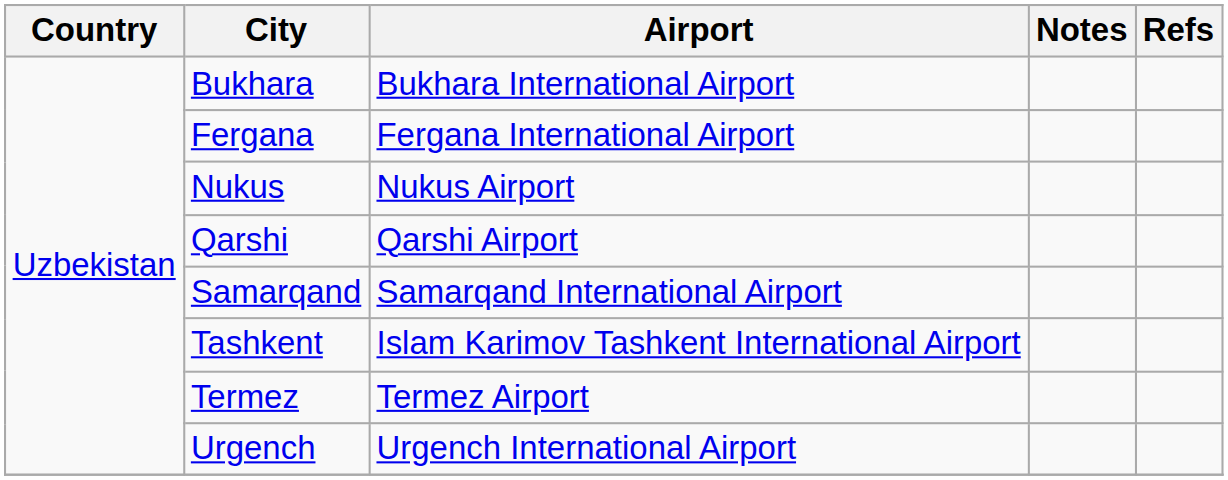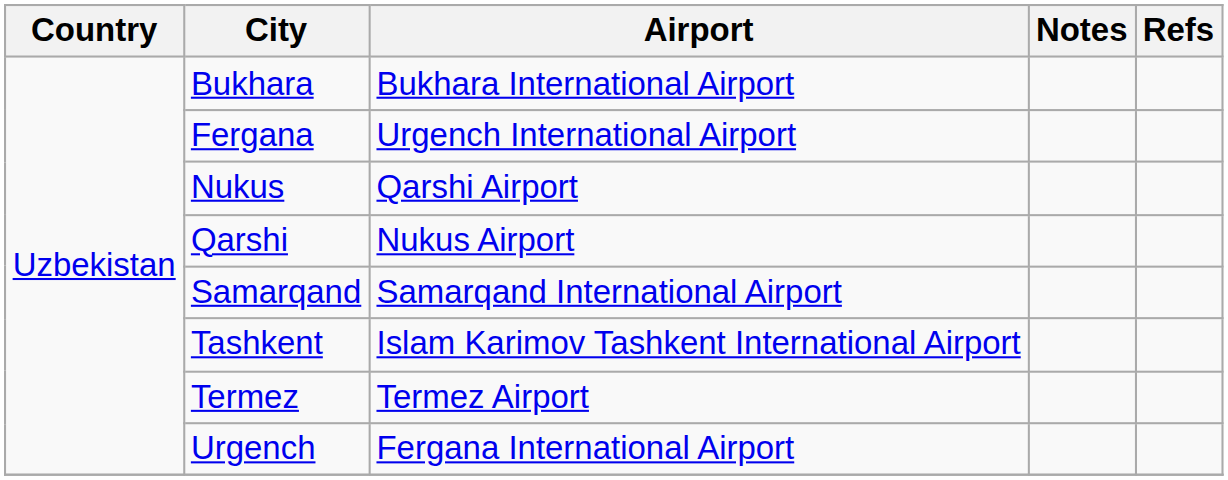(585, 135) Fergana International Airport -> (586, 135) Urgench International Airport
(475, 187) Nukus Airport -> (477, 187) Qarshi Airport
(477, 239) Qarshi Airport -> (475, 239) Nukus Airport
(586, 448) Urgench International Airport -> (585, 448) Fergana International Airport
